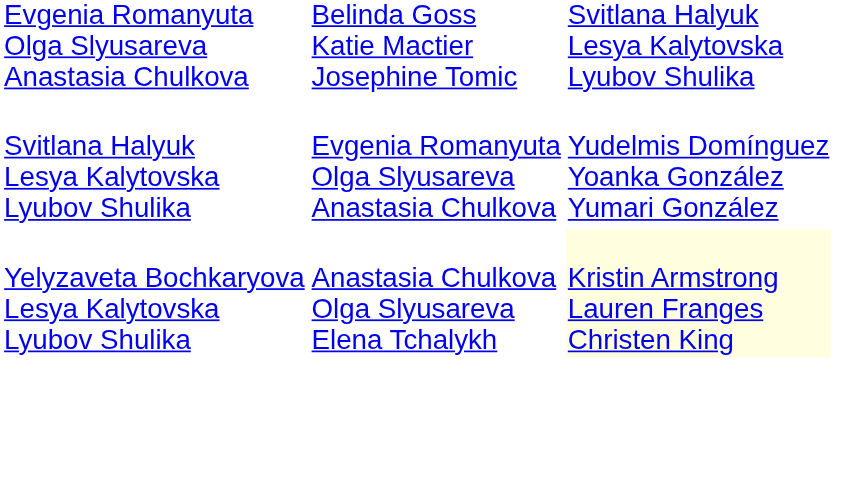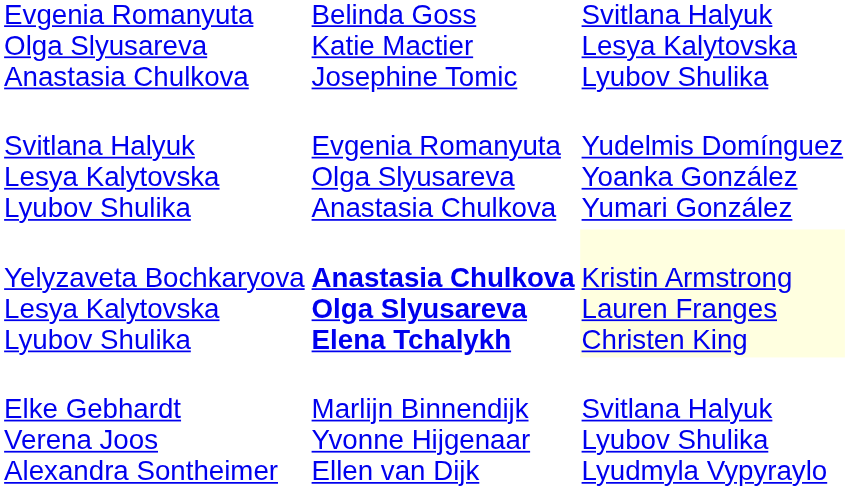(434, 308) normal -> (443, 308) bold
+ row: (141, 440)
